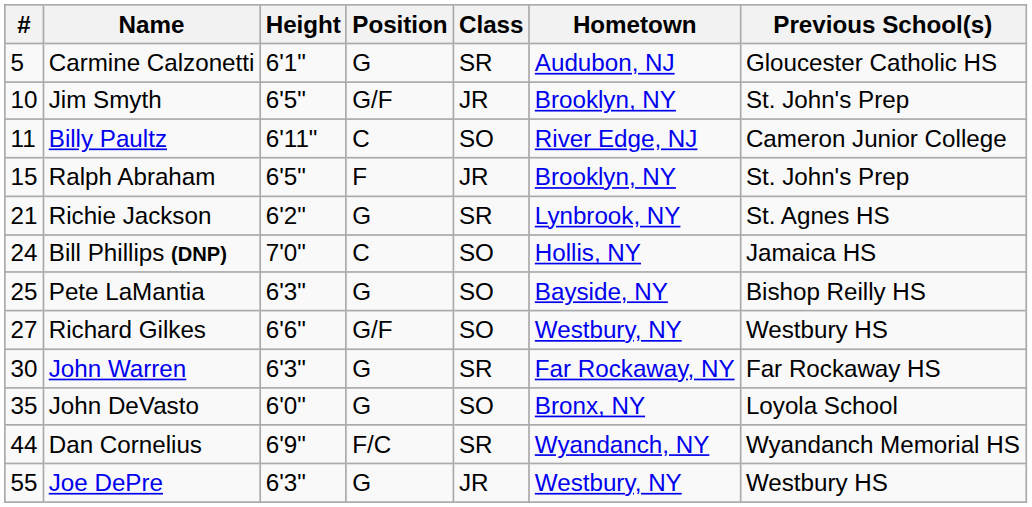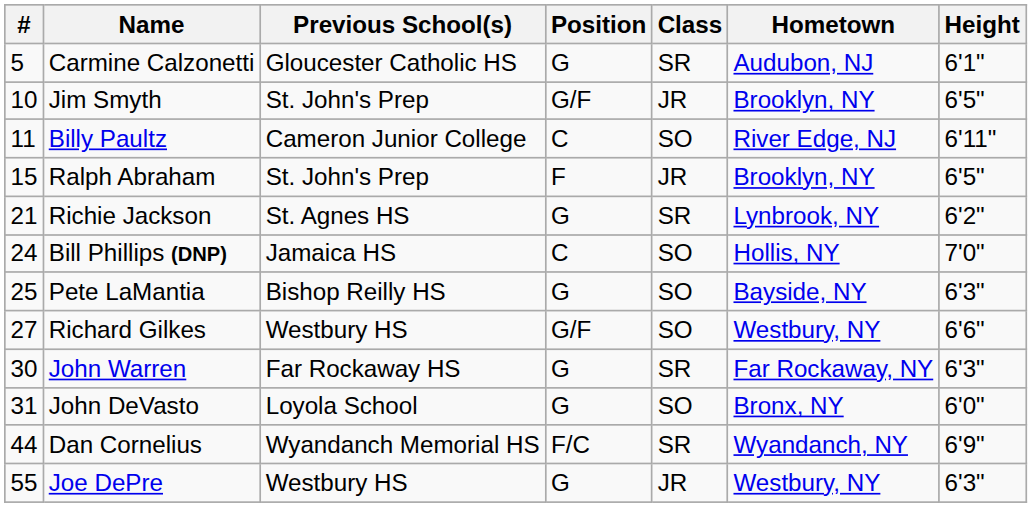columns swapped: (303, 24) <-> (883, 24)
(24, 407) 35 -> (24, 407) 31
